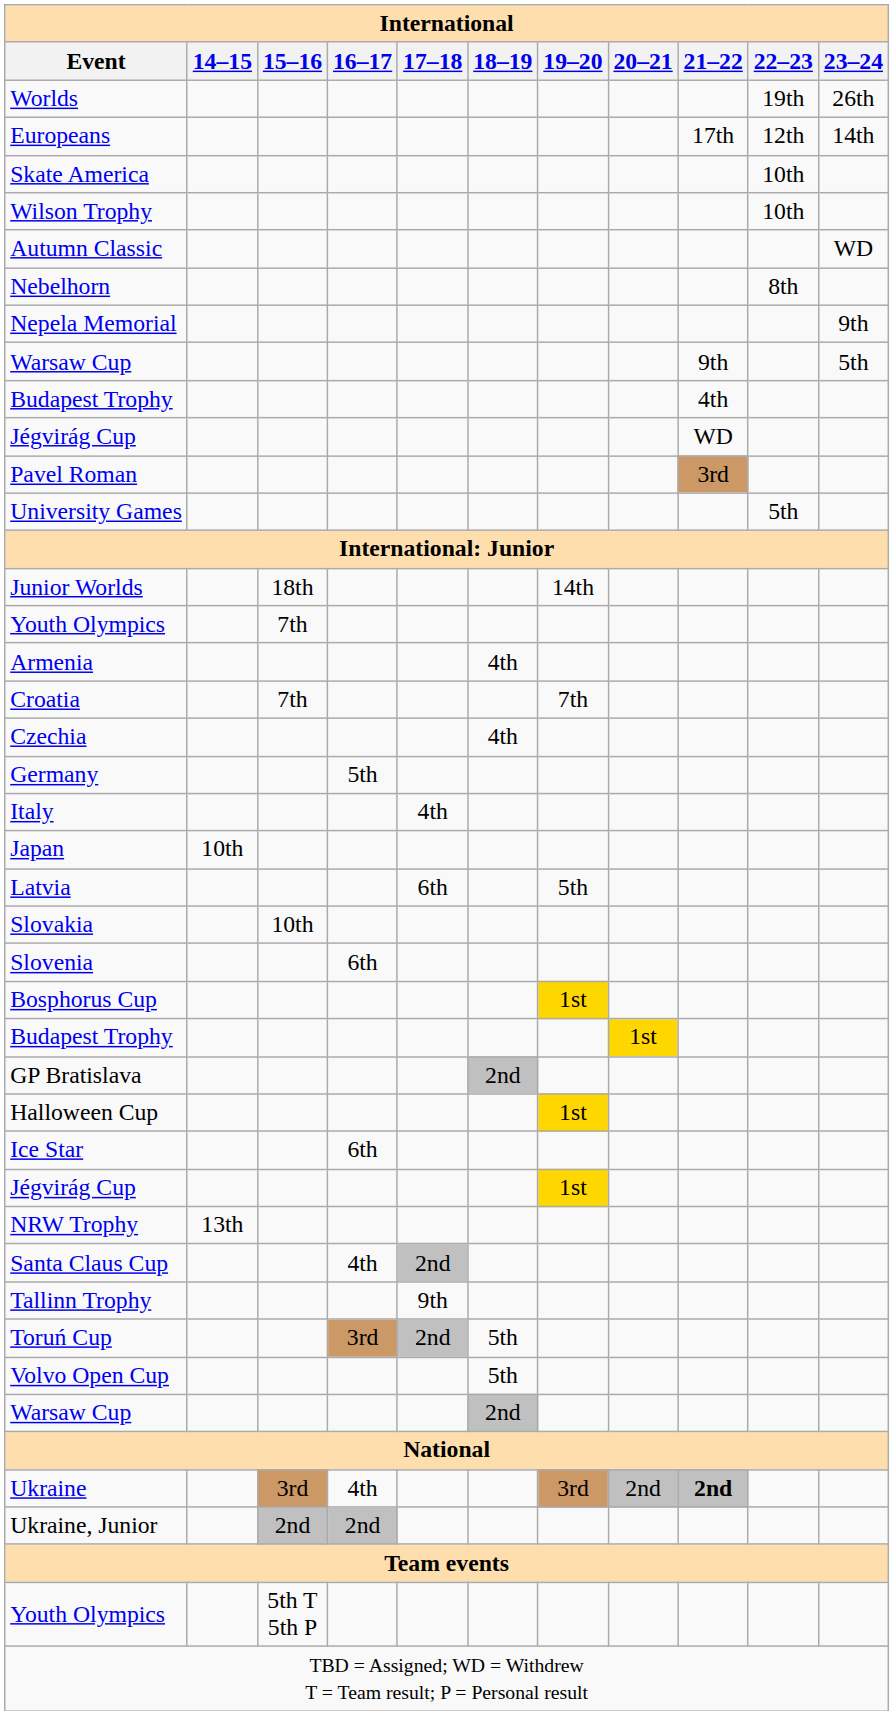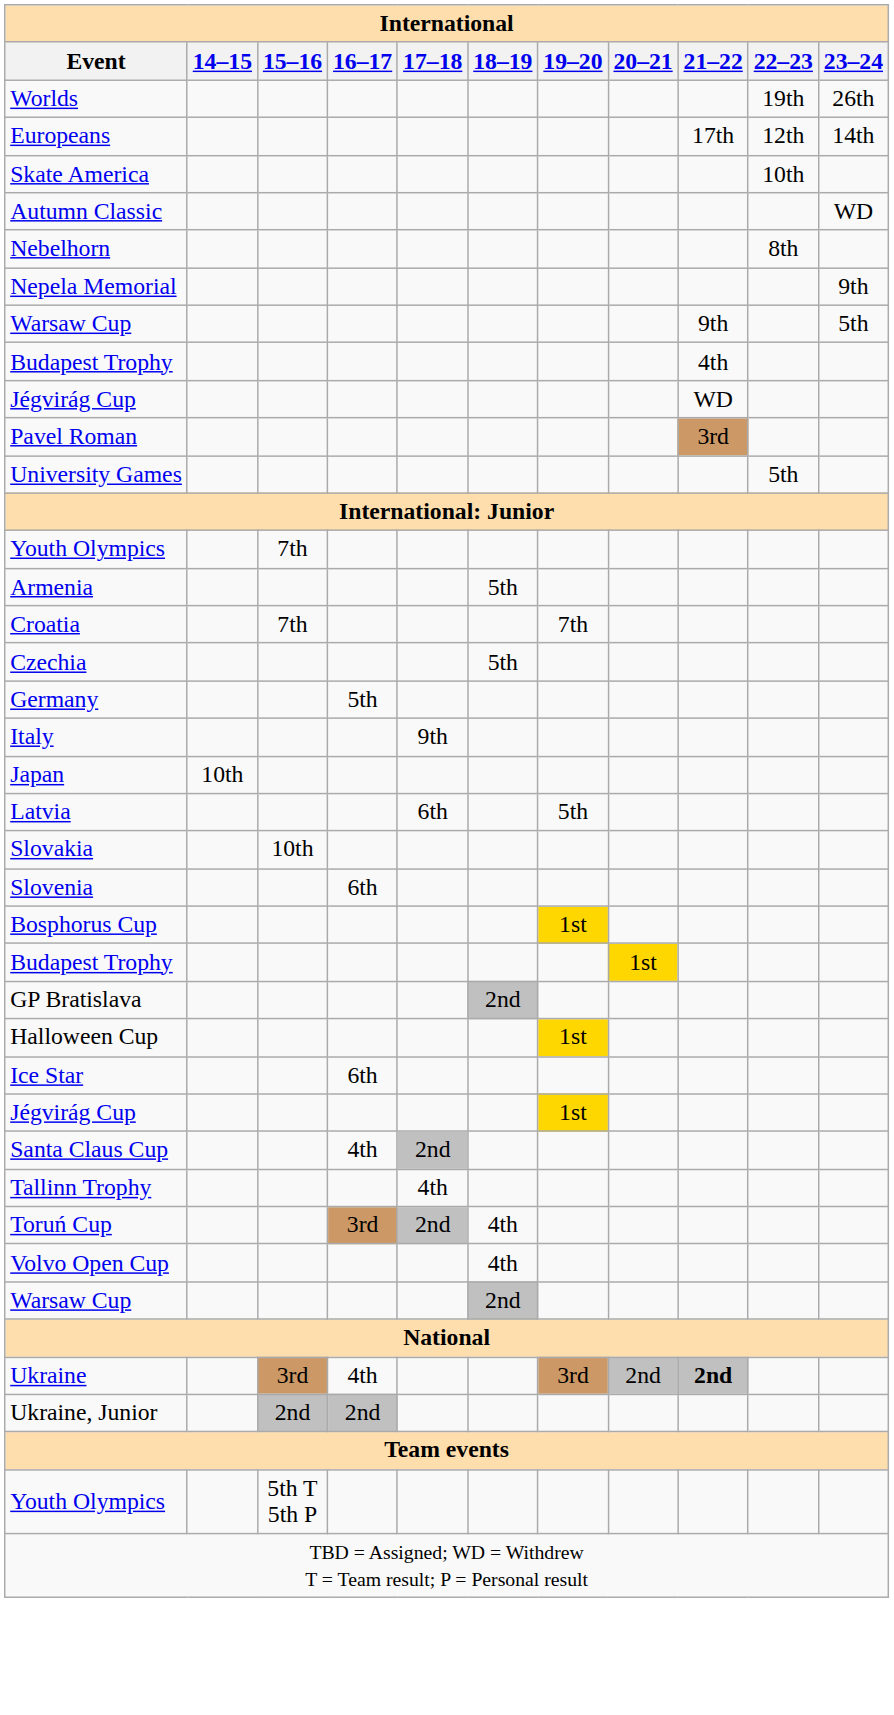- row: (81, 211)
- row: (76, 586)
(503, 661) 4th -> (503, 586) 5th
(503, 736) 4th -> (503, 661) 5th
(433, 811) 4th -> (433, 736) 9th
- row: (74, 1225)
(433, 1300) 9th -> (433, 1187) 4th
(503, 1337) 5th -> (503, 1225) 4th
(503, 1375) 5th -> (503, 1262) 4th
